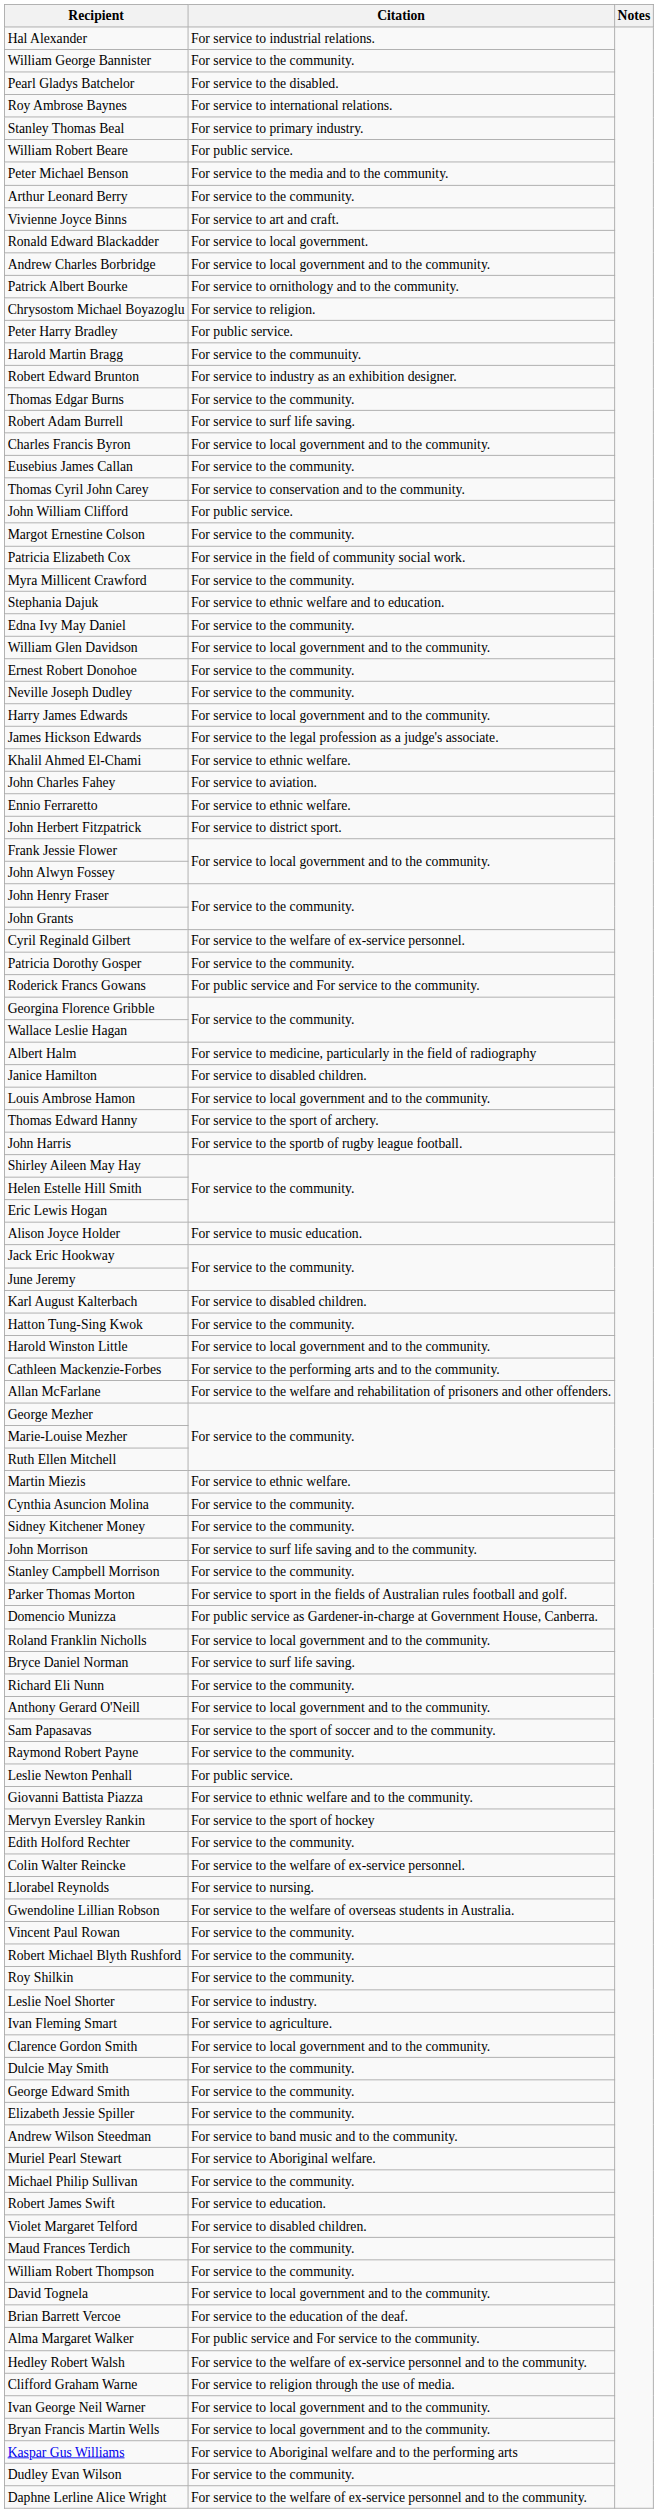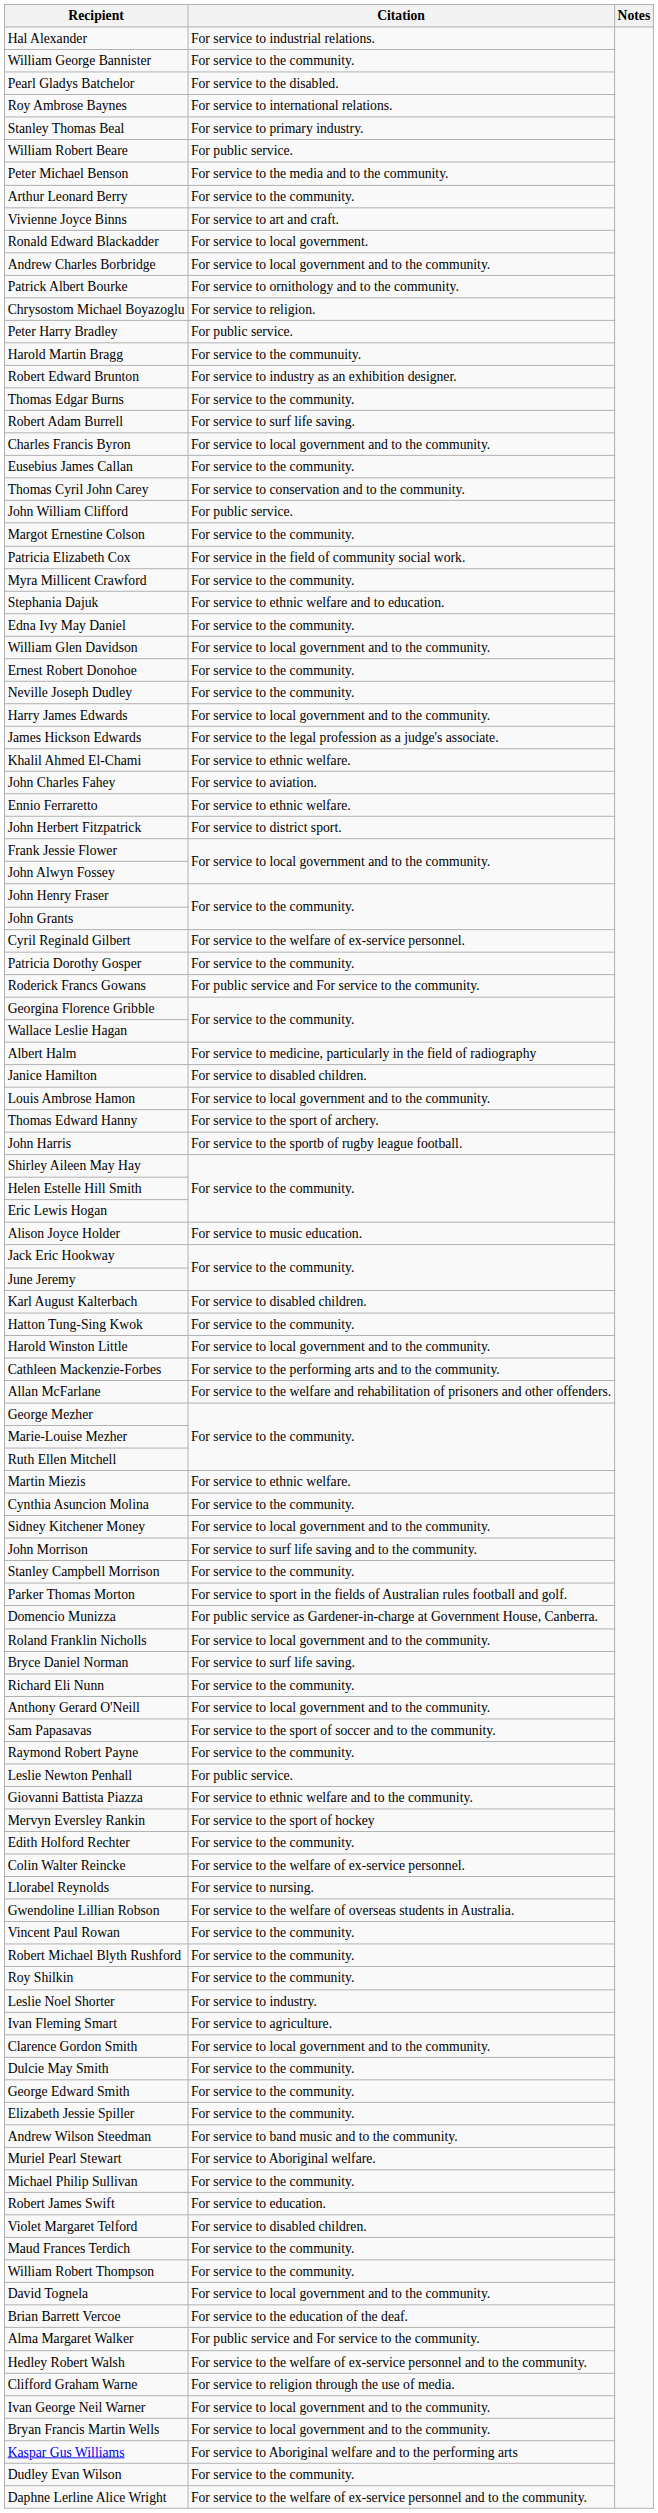(273, 1527) For service to the community. -> (341, 1527) For service to local government and to the community.
